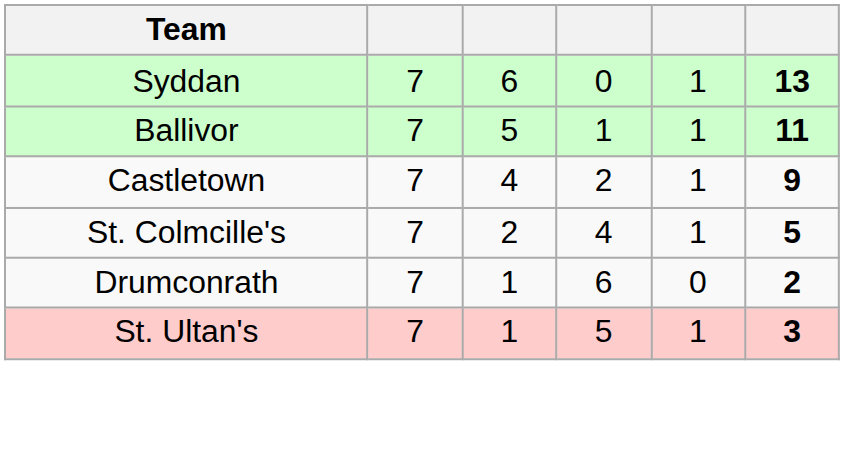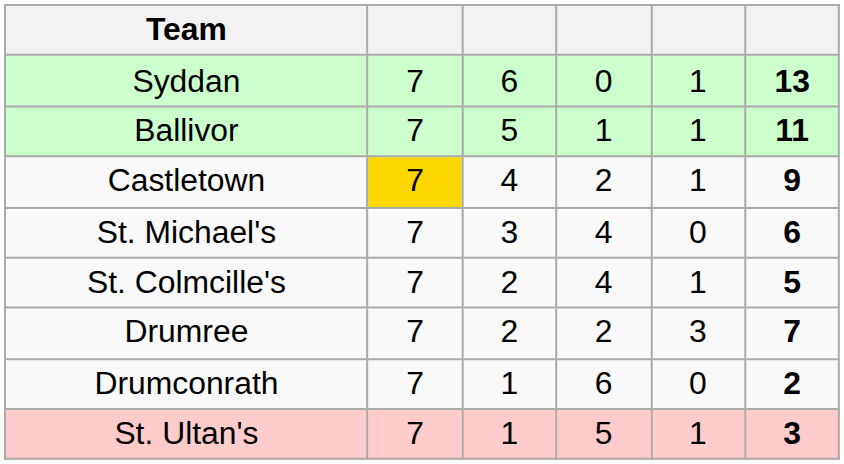(415, 181) no background -> (415, 181) gold background
+ row: (186, 231)
+ row: (186, 332)
